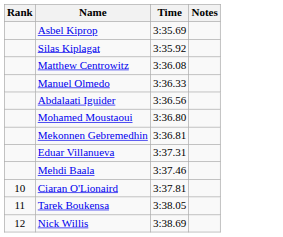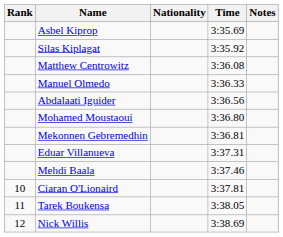+ column: (179, 13)
